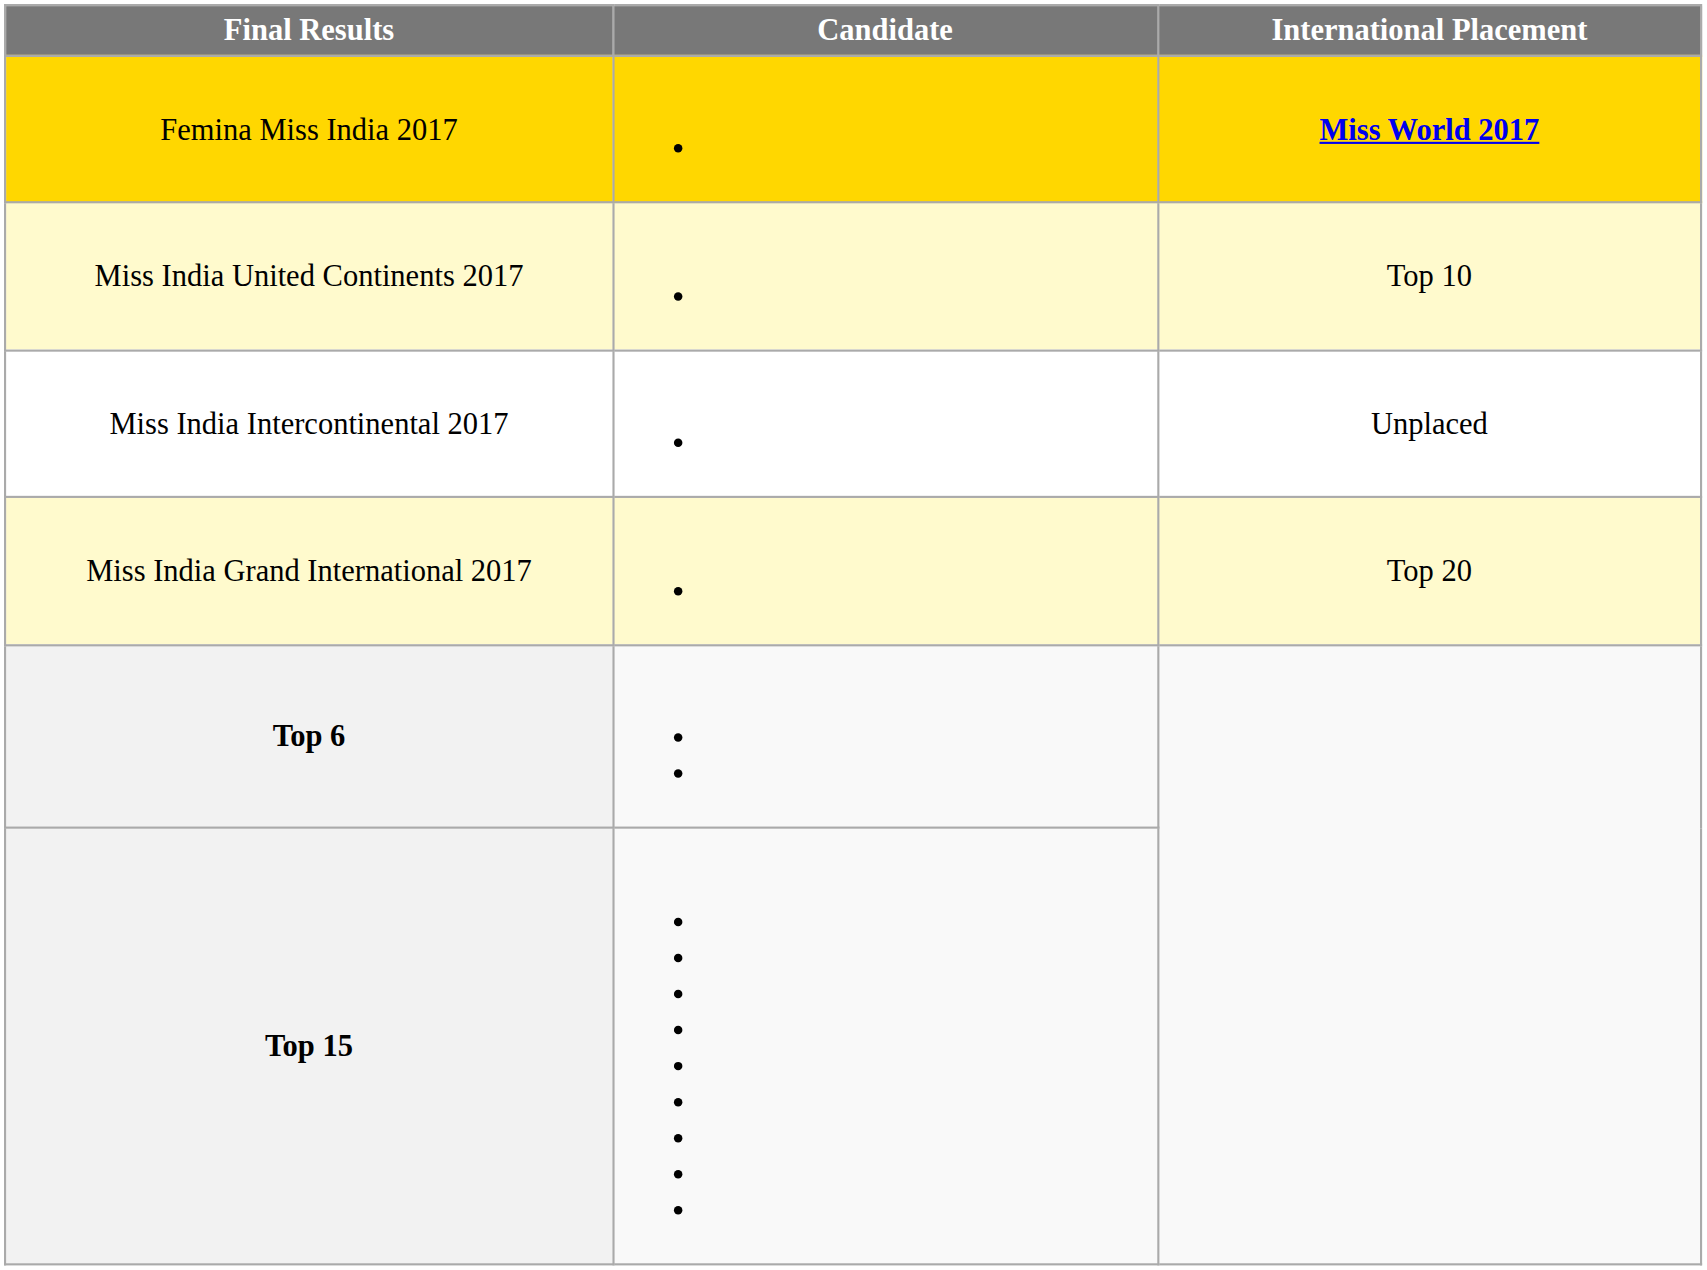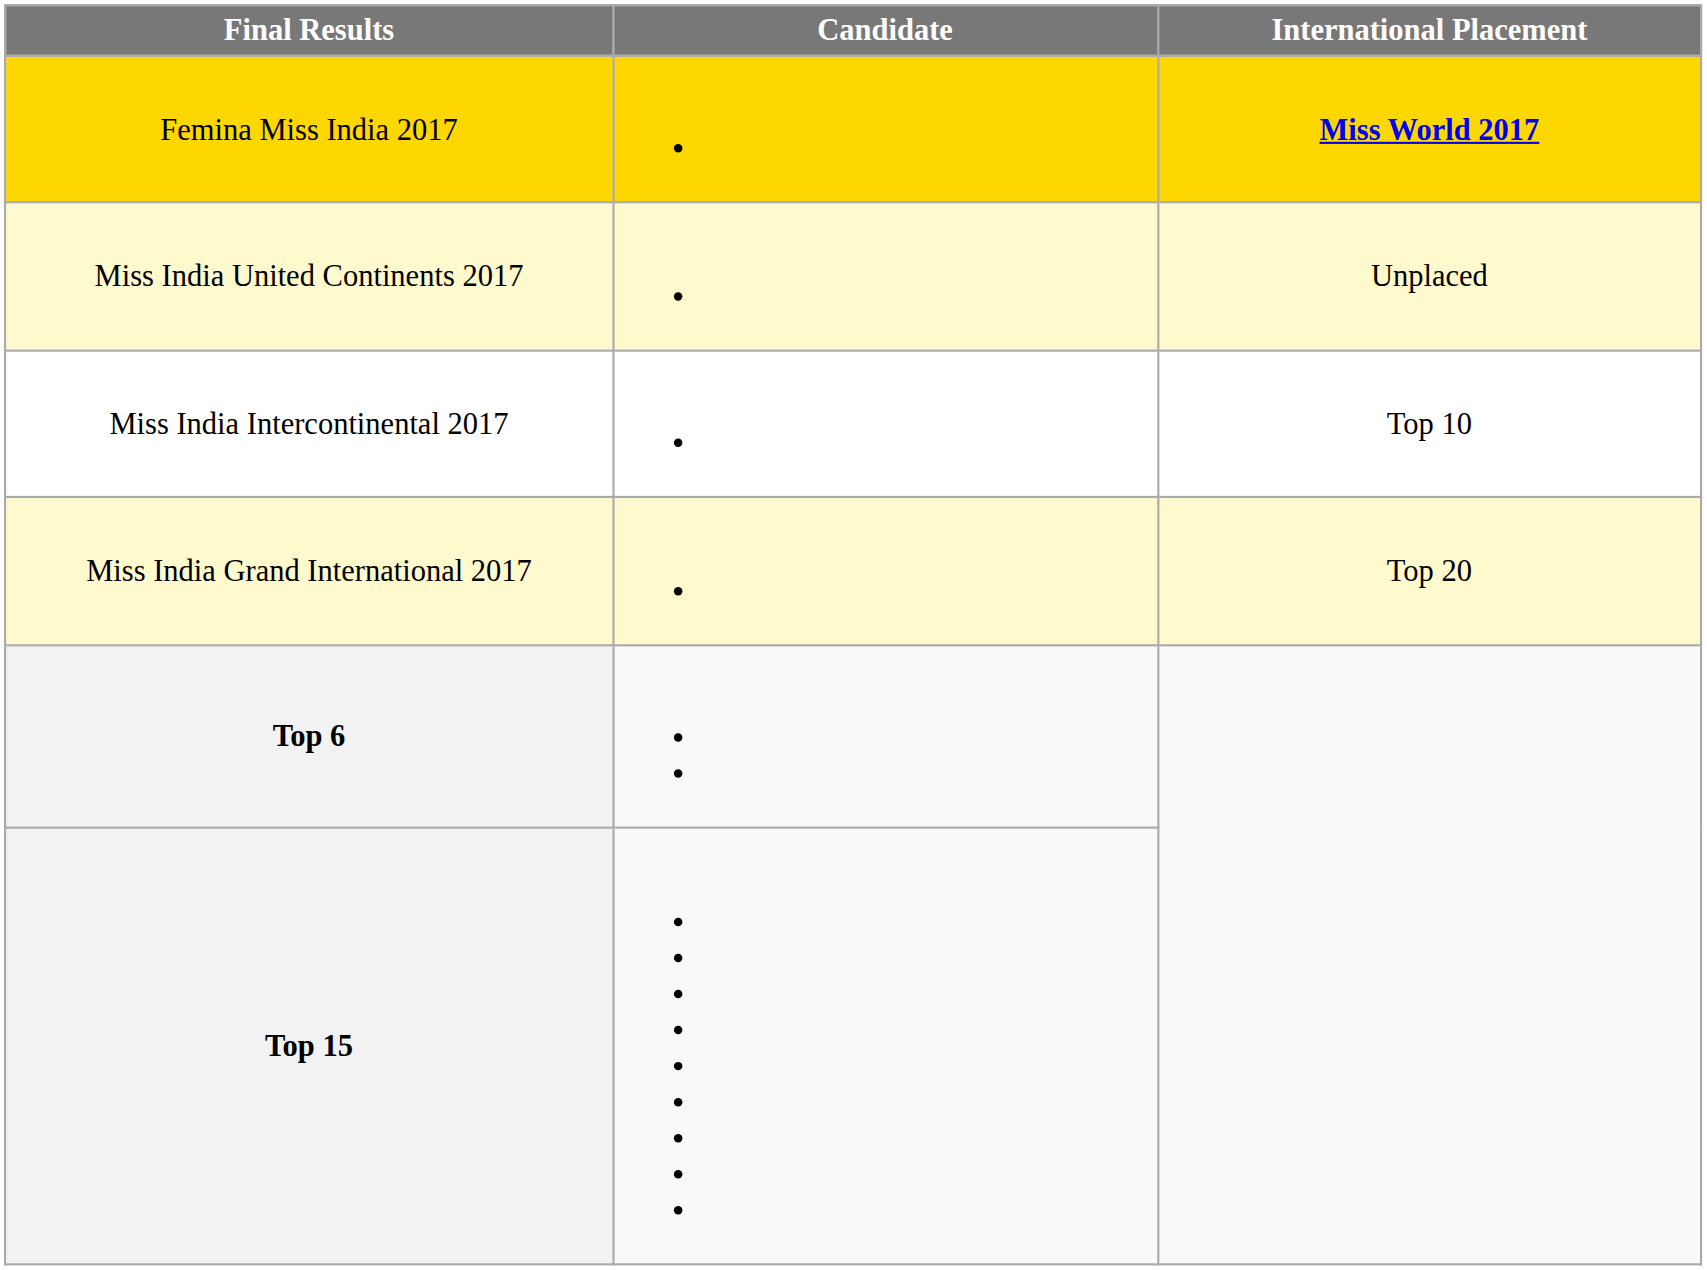(1429, 276) Top 10 -> (1429, 276) Unplaced
(1429, 423) Unplaced -> (1429, 423) Top 10
